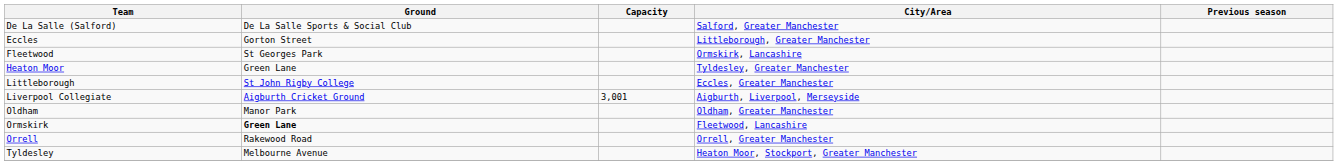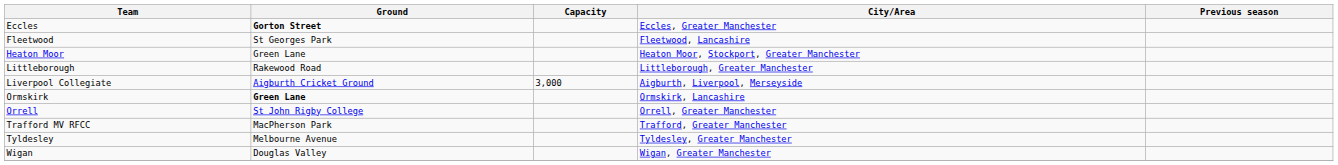- row: (61, 26)
(278, 40) normal -> (287, 26) bold
(783, 40) Littleborough, Greater Manchester -> (708, 26) Eccles, Greater Manchester
(749, 54) Ormskirk, Lancashire -> (695, 40) Fleetwood, Lancashire
(773, 68) Tyldesley, Greater Manchester -> (750, 54) Heaton Moor, Stockport, Greater Manchester
(299, 82) St John Rigby College -> (287, 68) Rakewood Road
(765, 82) Eccles, Greater Manchester -> (726, 68) Littleborough, Greater Manchester
(614, 97) 3,001 -> (549, 82) 3,000
- row: (22, 111)
(752, 125) Fleetwood, Lancashire -> (692, 97) Ormskirk, Lancashire
(278, 139) Rakewood Road -> (308, 111) St John Rigby College
+ row: (48, 125)
(807, 153) Heaton Moor, Stockport, Greater Manchester -> (716, 139) Tyldesley, Greater Manchester
+ row: (20, 153)
